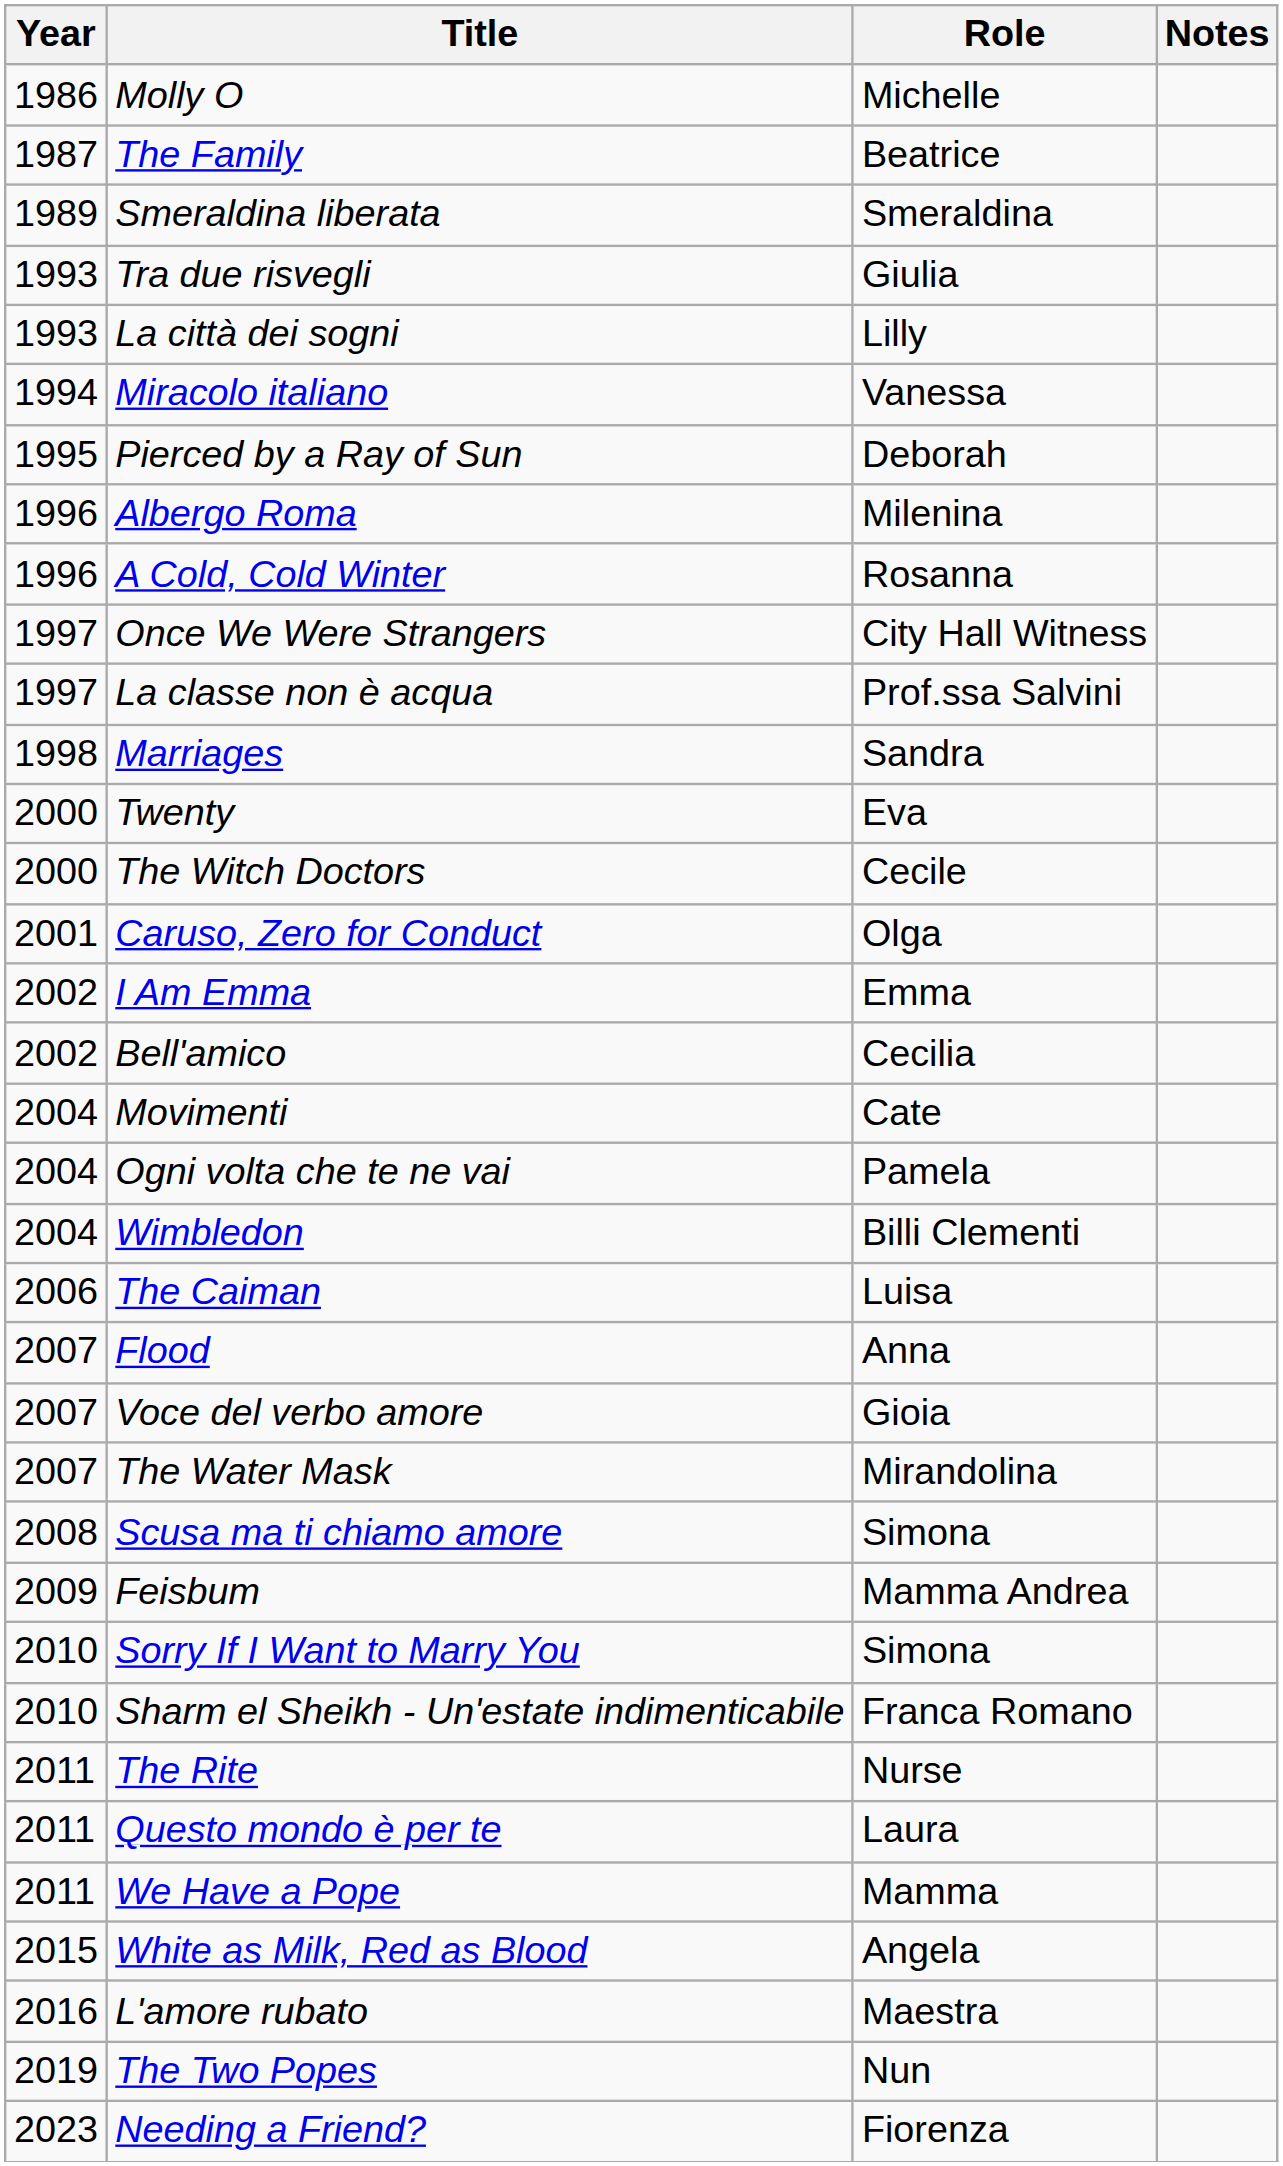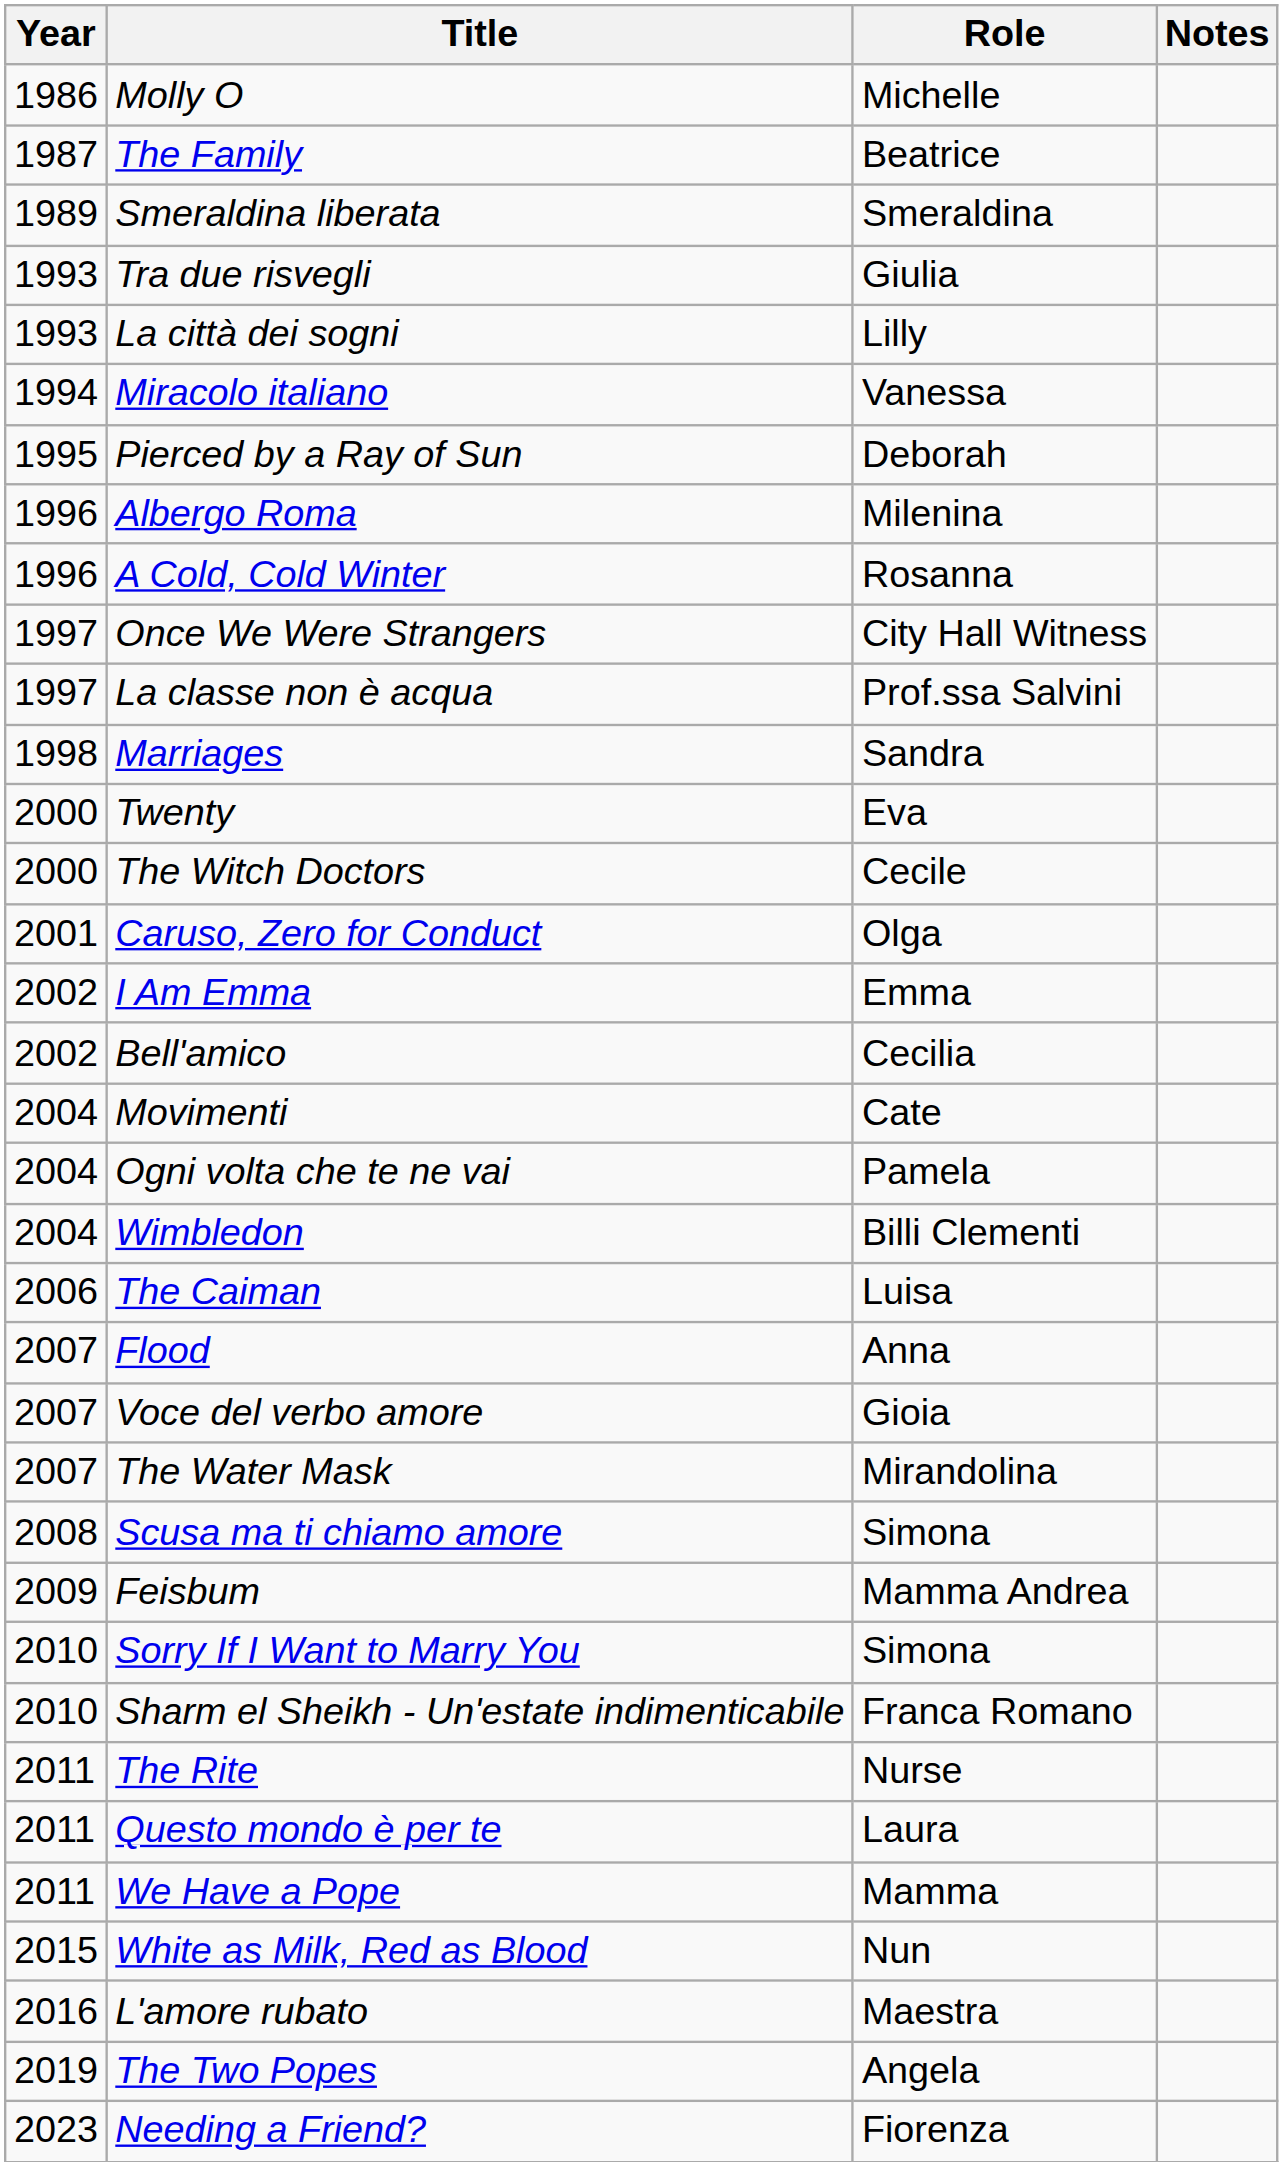(921, 1950) Angela -> (897, 1950) Nun
(897, 2070) Nun -> (921, 2070) Angela
